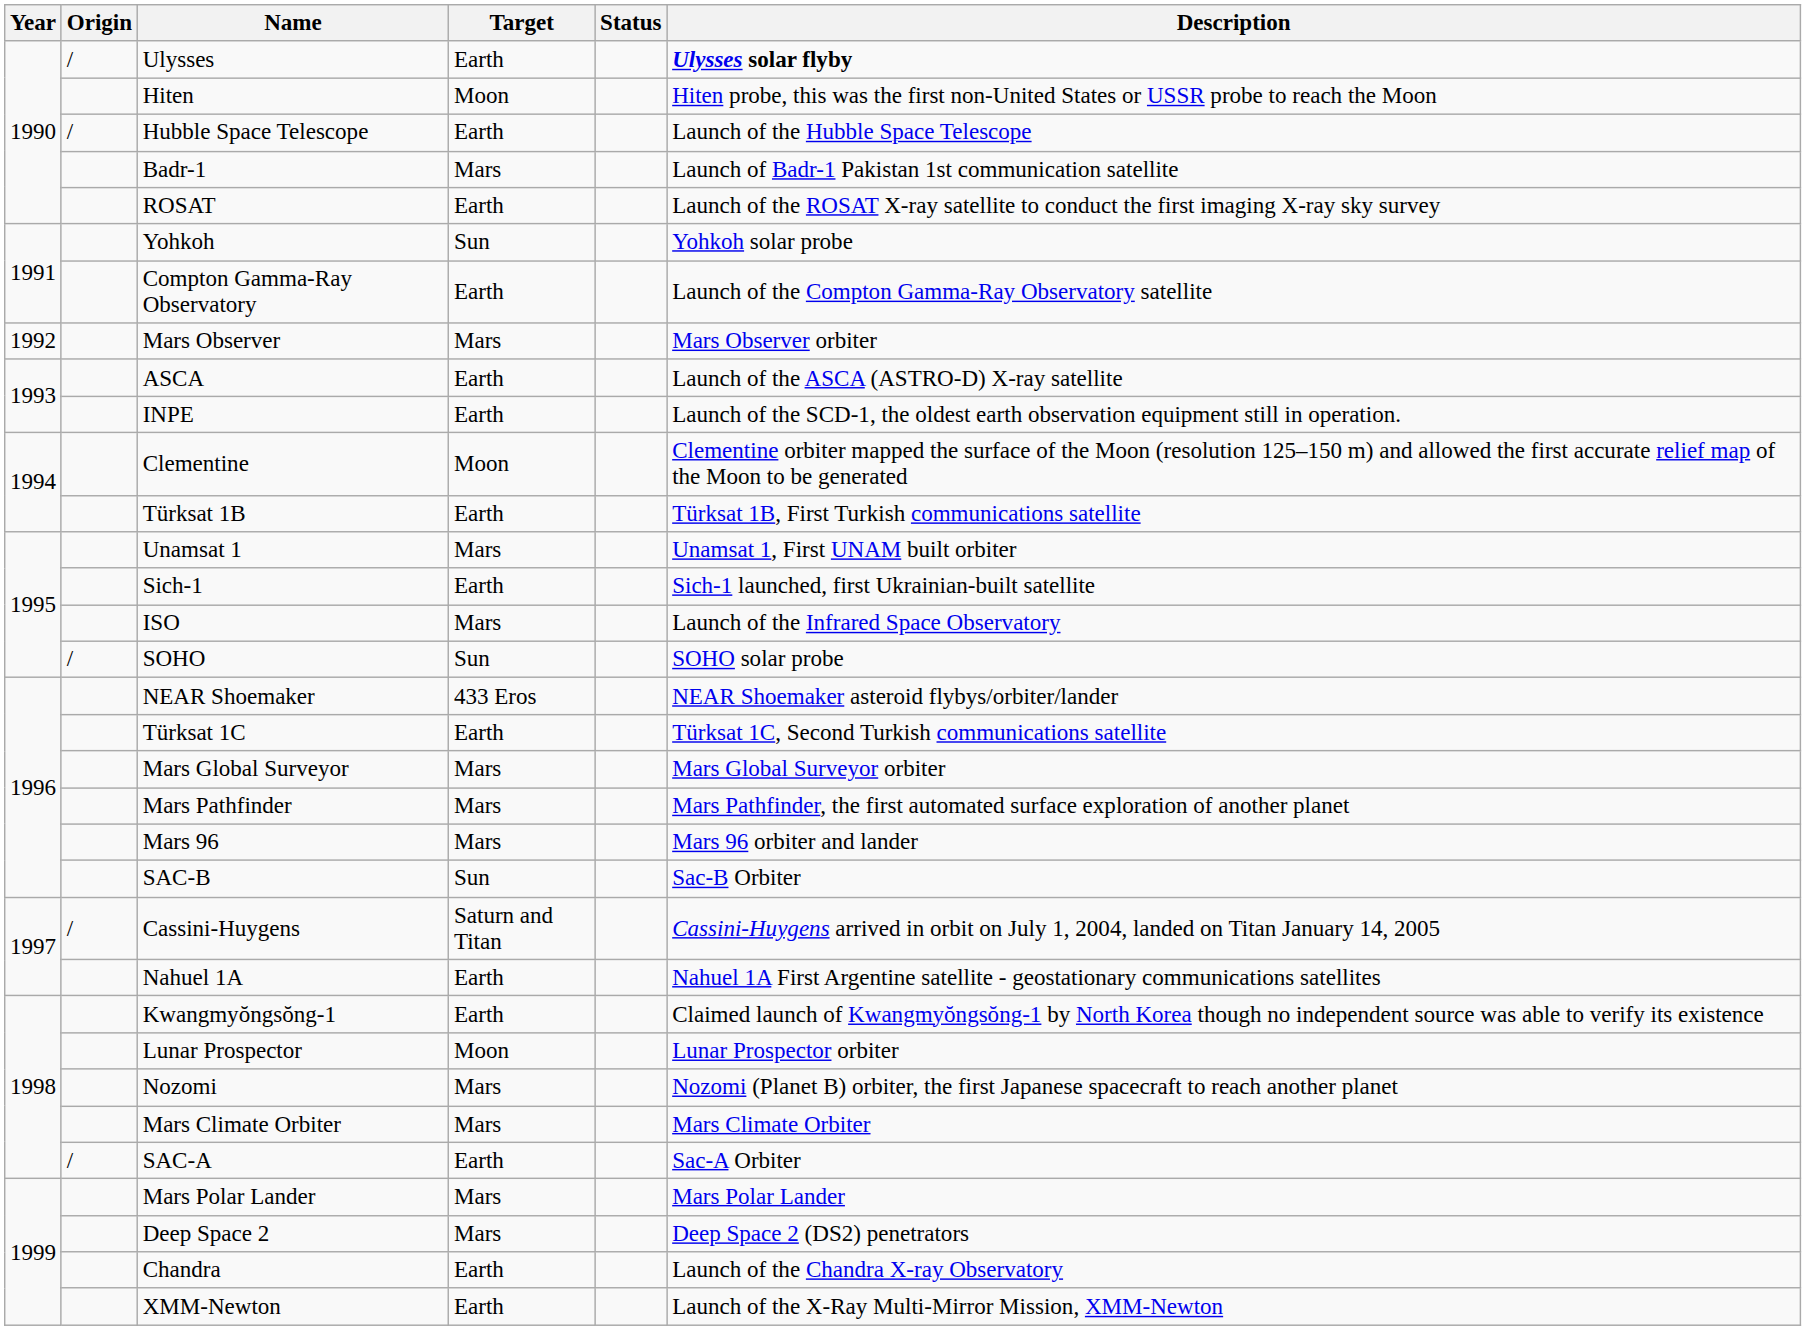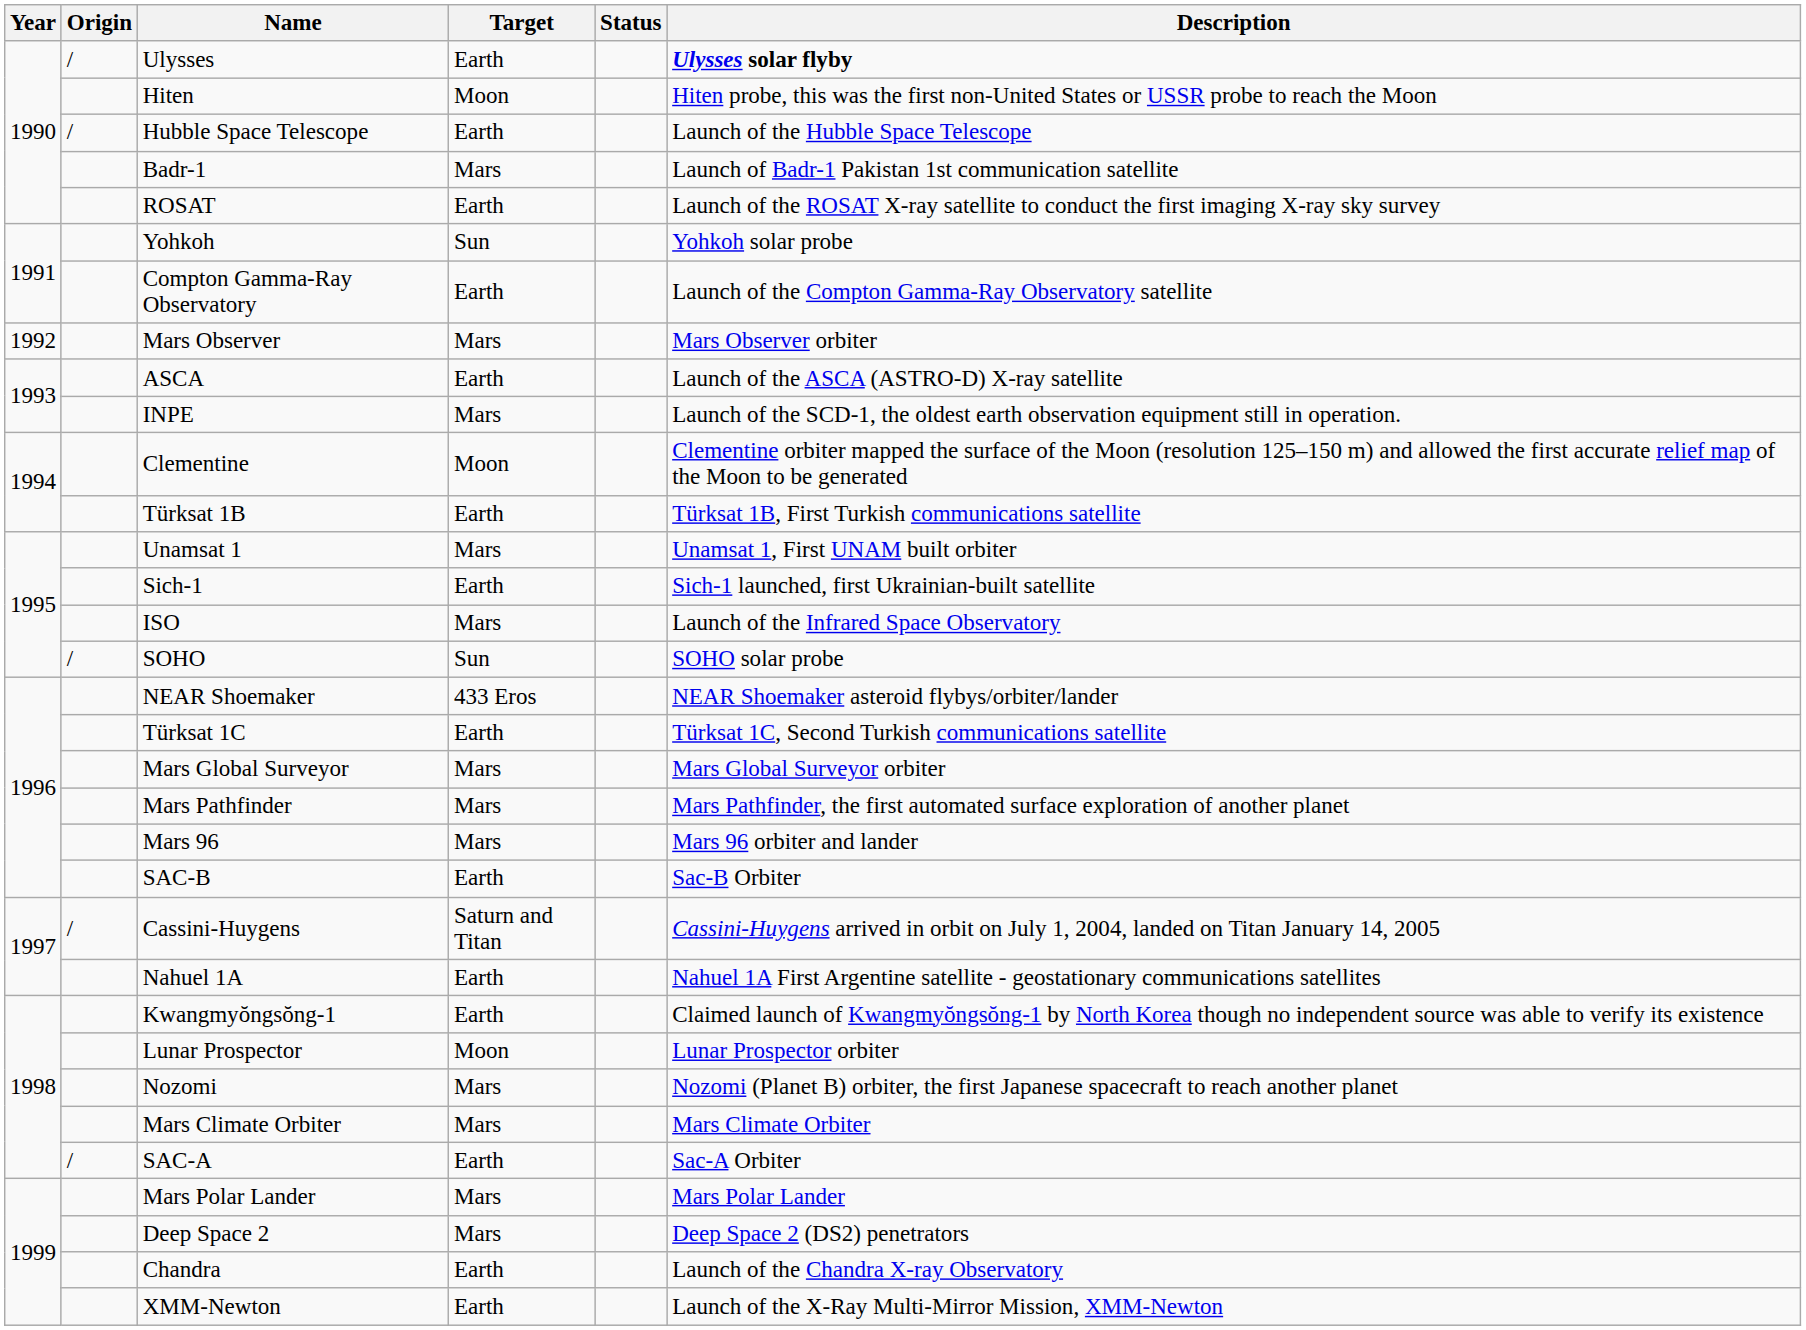(479, 414) Earth -> (478, 414) Mars
(472, 878) Sun -> (479, 878) Earth
